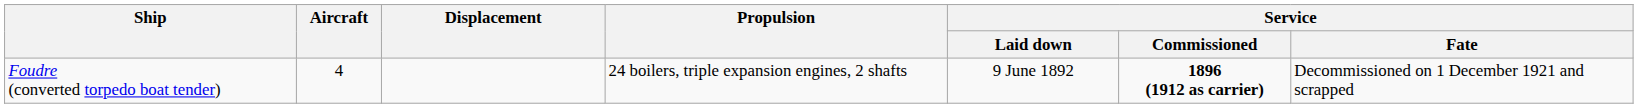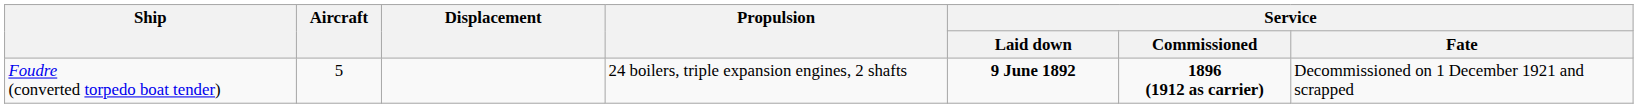(339, 71) 4 -> (339, 71) 5
(1033, 71) normal -> (1033, 71) bold
